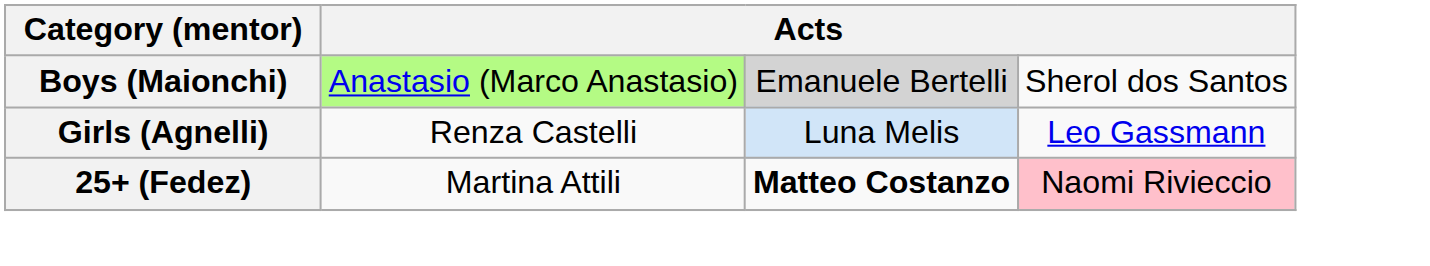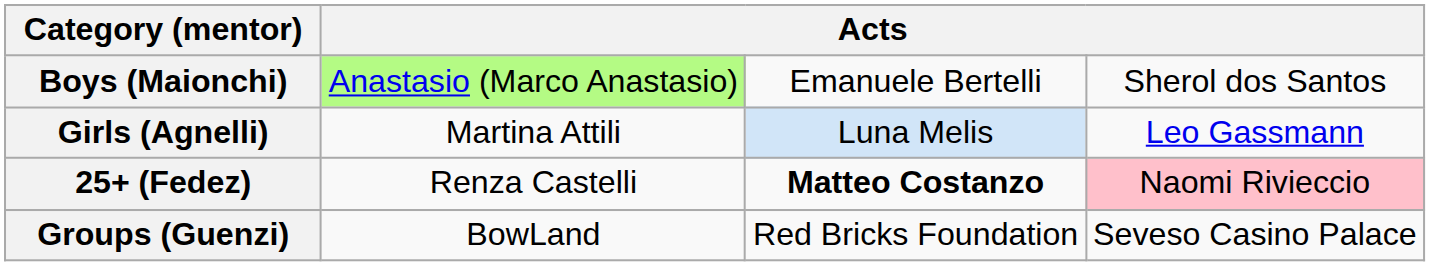(882, 81) lightgrey background -> (916, 81) no background
(533, 132) Renza Castelli -> (533, 132) Martina Attili
(533, 183) Martina Attili -> (533, 183) Renza Castelli
+ row: (163, 234)
